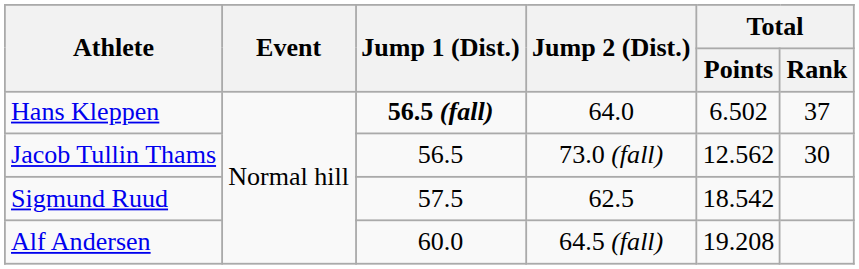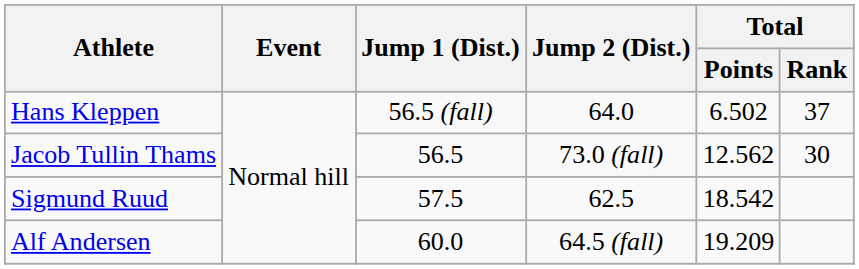(441, 112) bold -> (441, 112) normal
(738, 241) 19.208 -> (738, 241) 19.209
